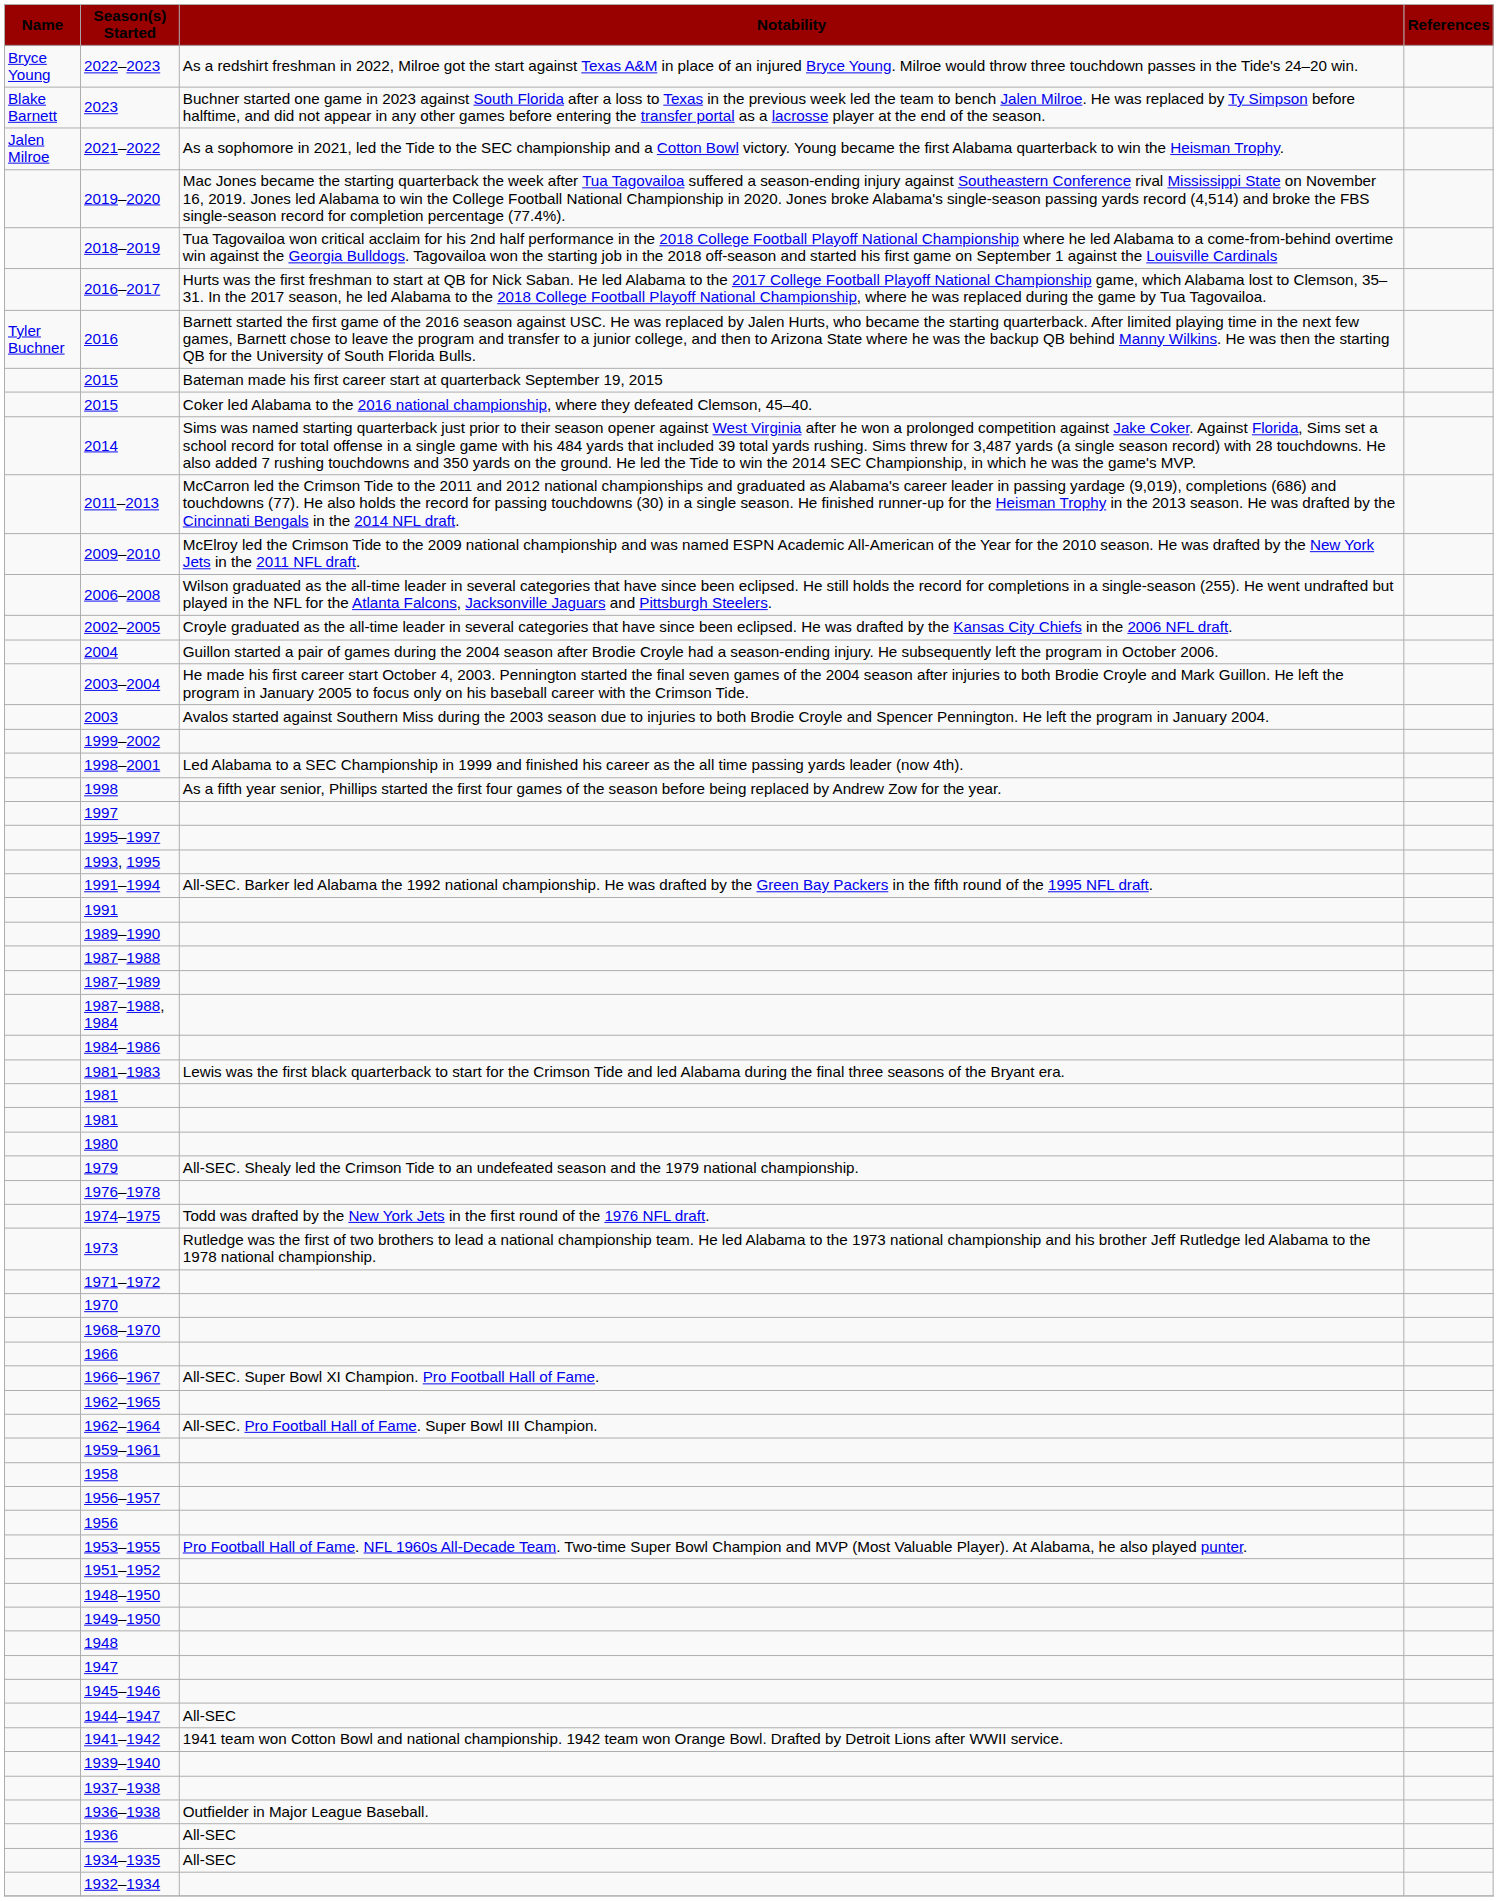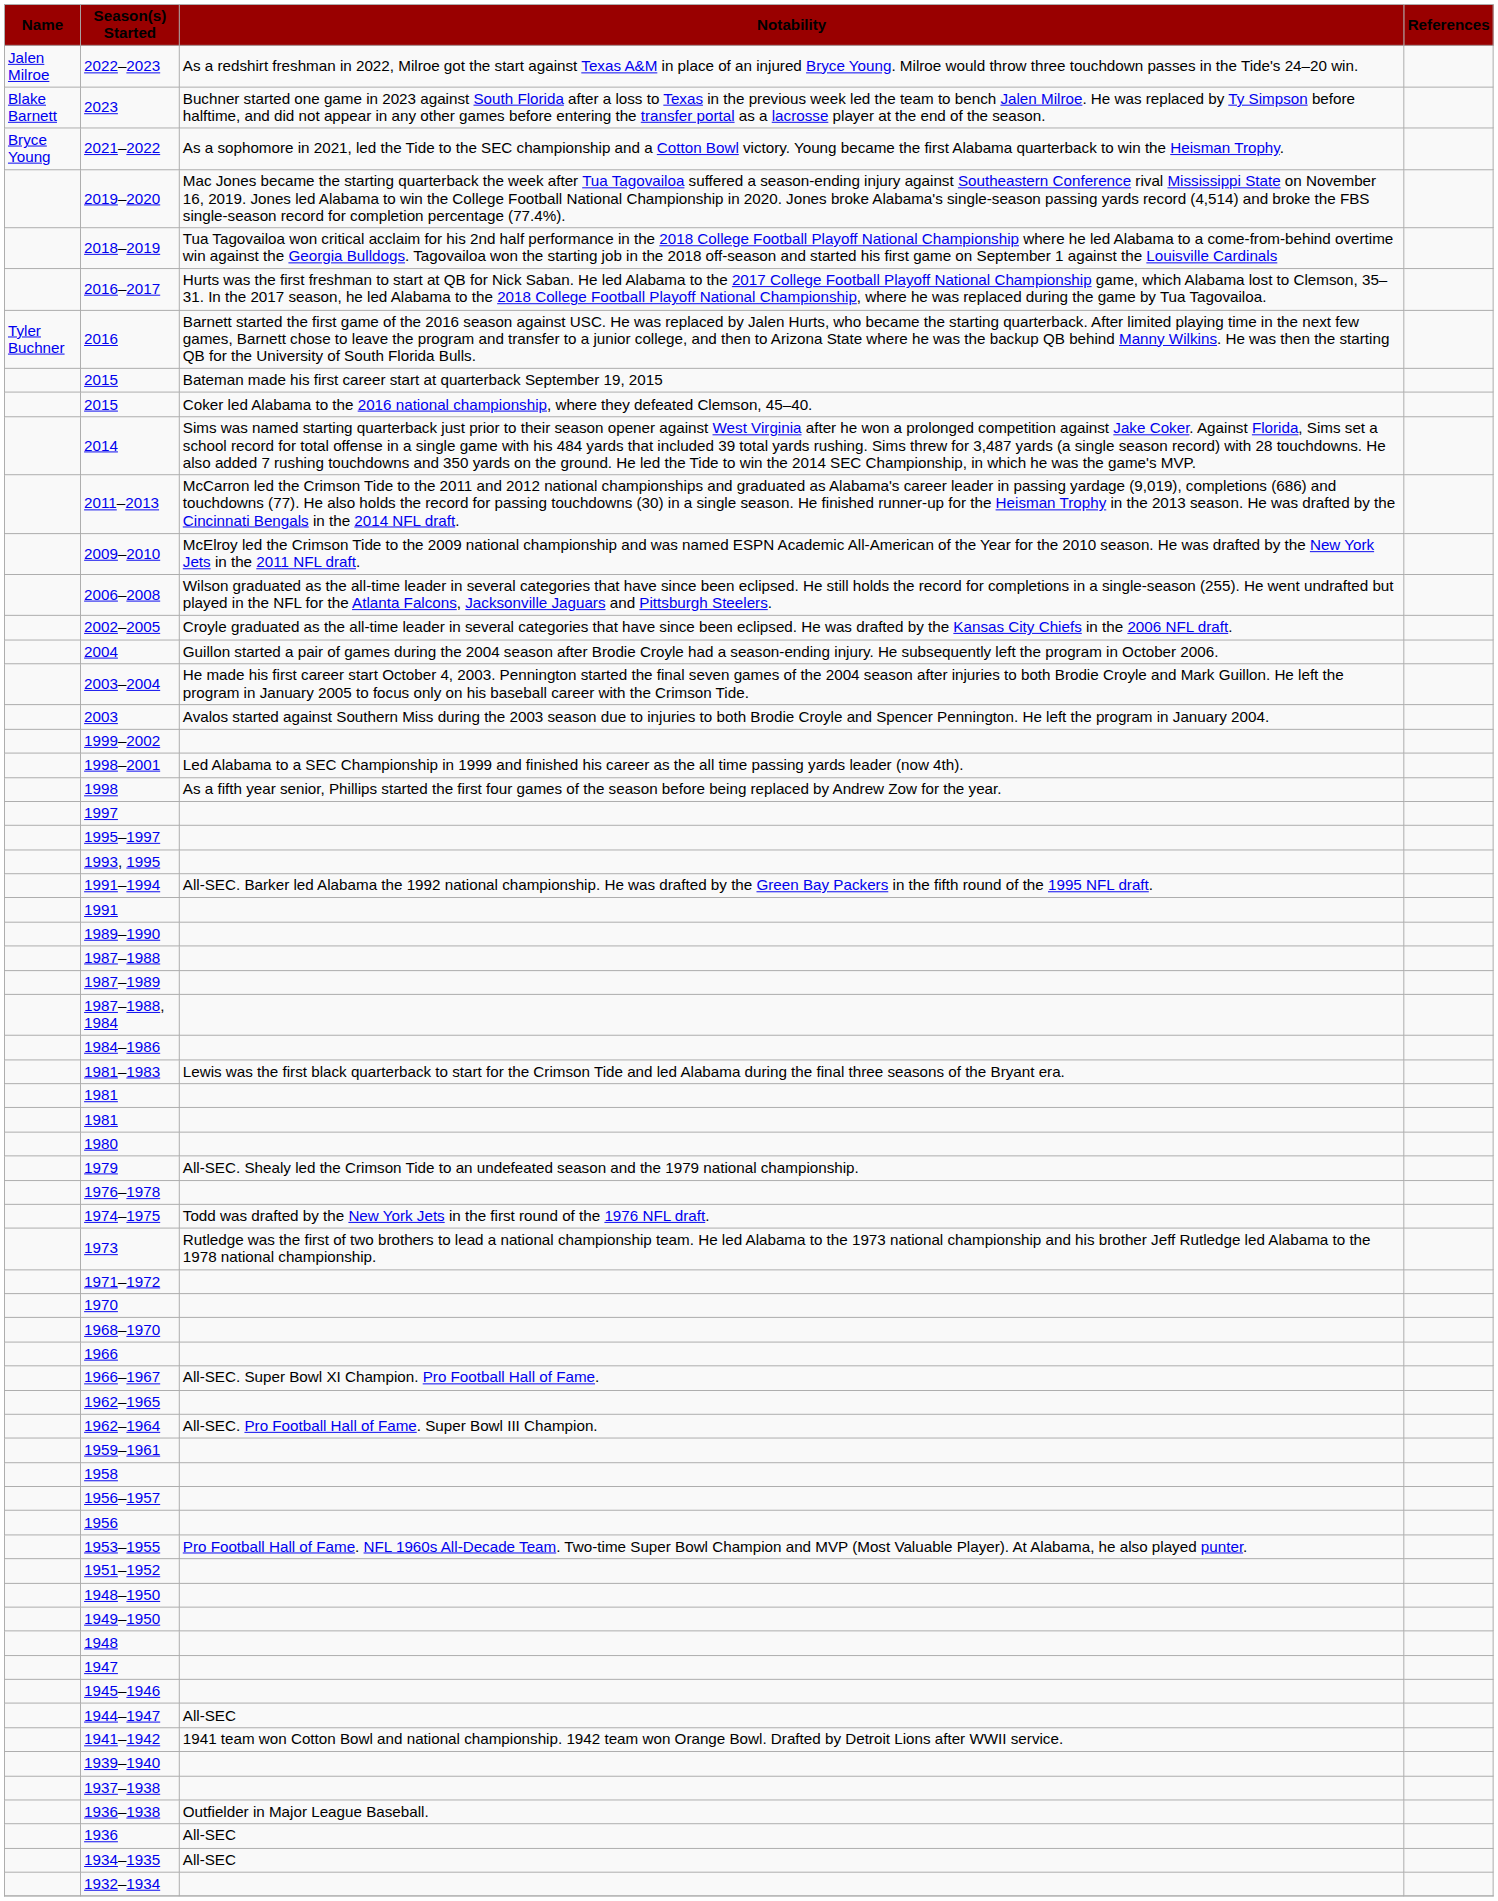(29, 66) Bryce Young -> (29, 66) Jalen Milroe
(29, 148) Jalen Milroe -> (29, 148) Bryce Young
